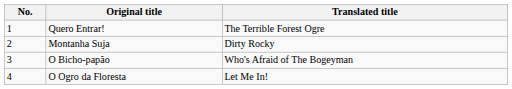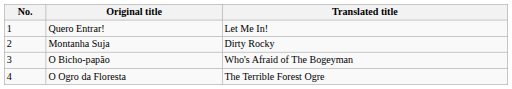(274, 28) The Terrible Forest Ogre -> (246, 28) Let Me In!
(246, 76) Let Me In! -> (274, 76) The Terrible Forest Ogre
